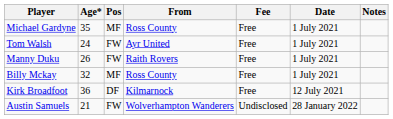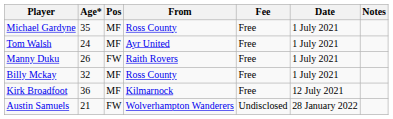(114, 43) FW -> (114, 43) MF
(113, 91) DF -> (114, 91) MF
